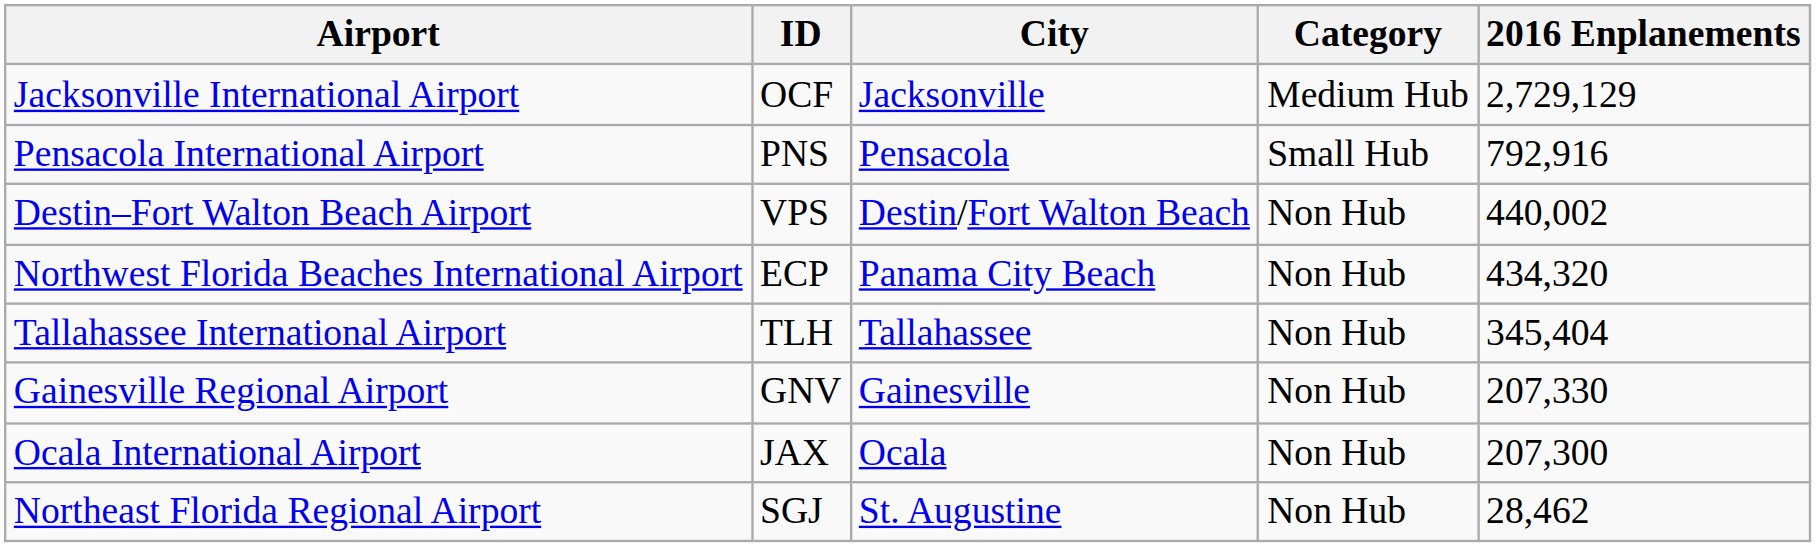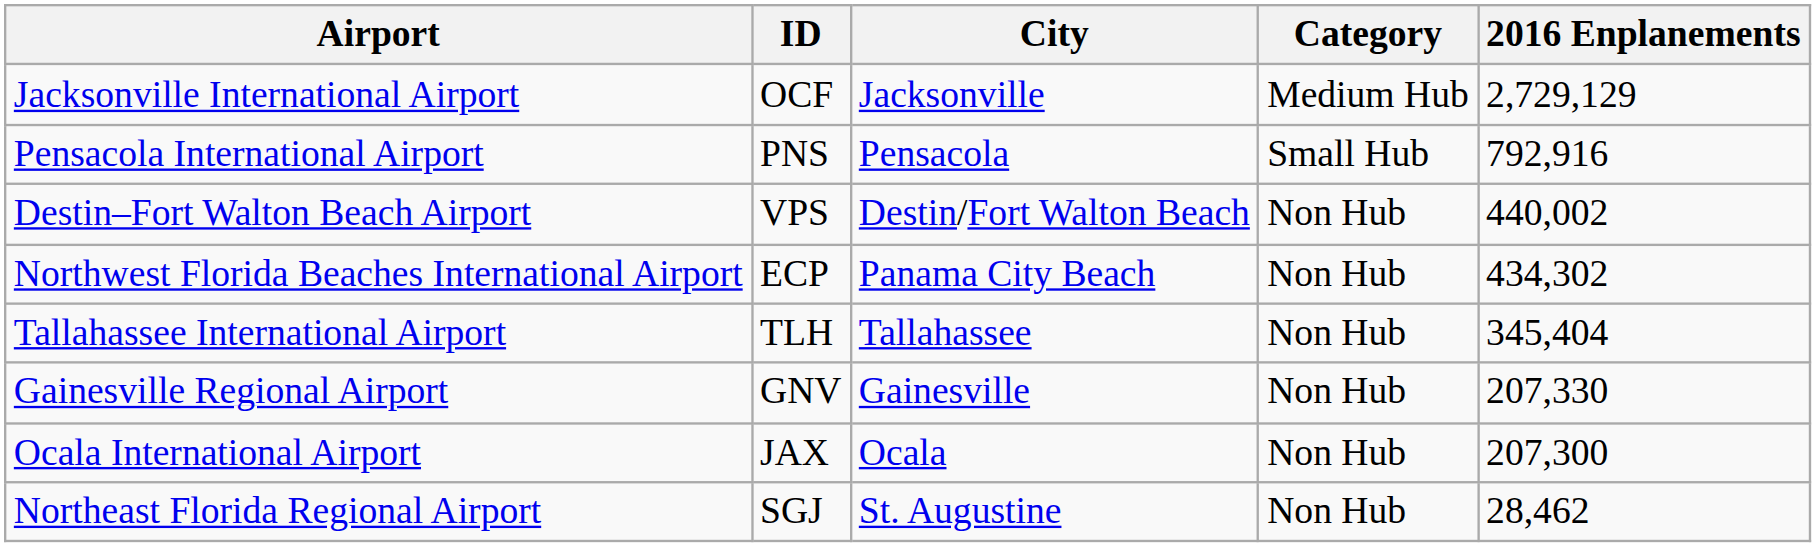(1547, 272) 434,320 -> (1547, 272) 434,302
